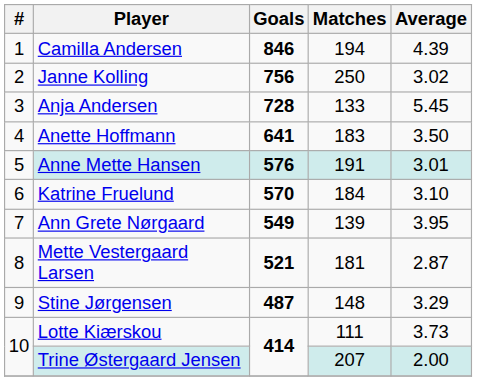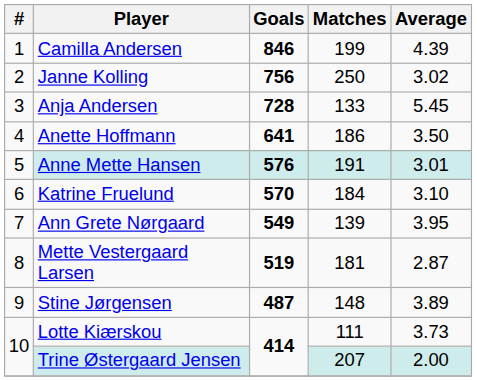(350, 48) 194 -> (350, 48) 199
(350, 135) 183 -> (350, 135) 186
(279, 262) 521 -> (279, 262) 519
(431, 302) 3.29 -> (431, 302) 3.89
